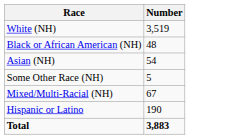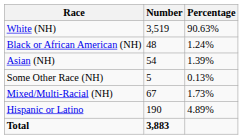+ column: (211, 12)
